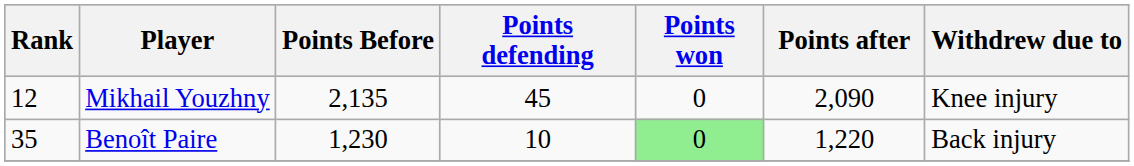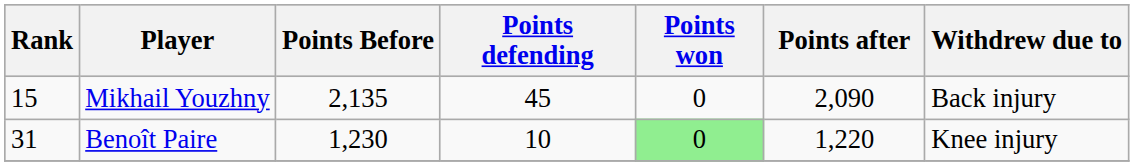(24, 97) 12 -> (24, 97) 15
(994, 97) Knee injury -> (994, 97) Back injury
(24, 139) 35 -> (24, 139) 31
(994, 139) Back injury -> (994, 139) Knee injury
